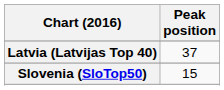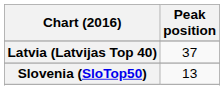(190, 73) 15 -> (190, 73) 13
